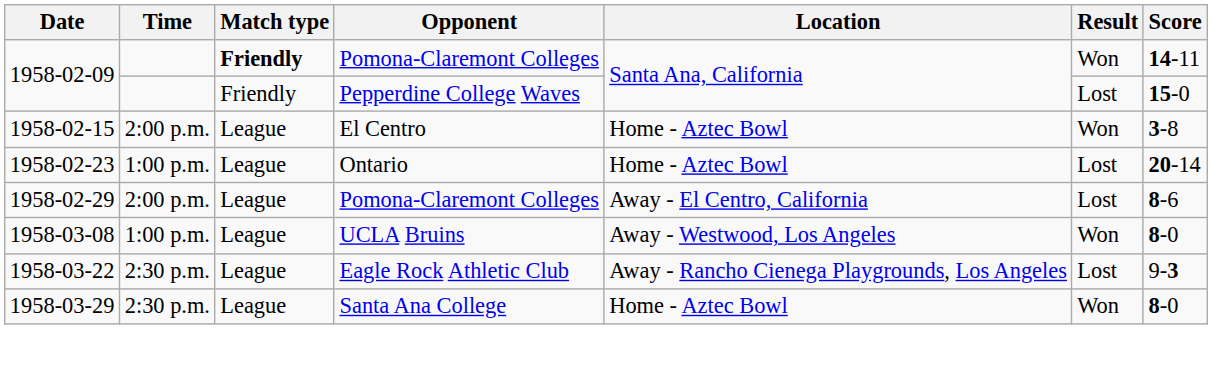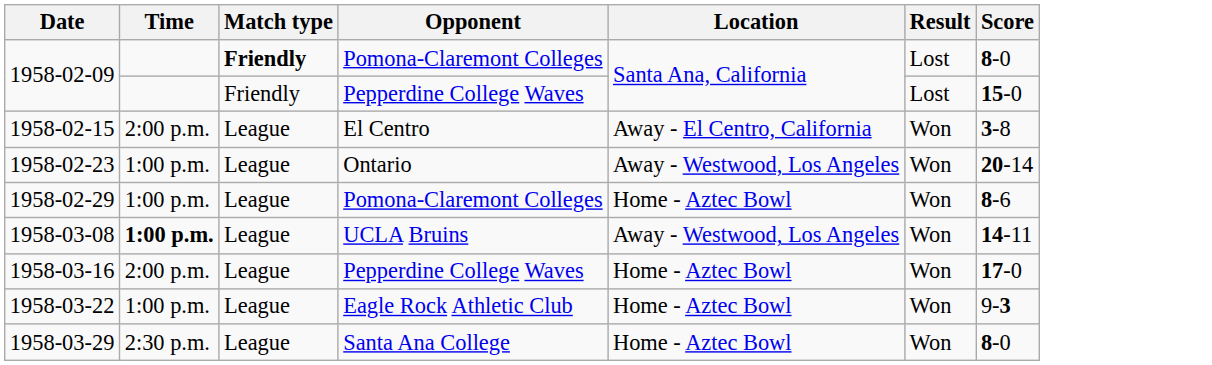(1098, 57) Won -> (929, 57) Lost
(1174, 57) 14-11 -> (996, 57) 8-0
(699, 128) Home - Aztec Bowl -> (742, 128) Away - El Centro, California
(699, 164) Home - Aztec Bowl -> (756, 164) Away - Westwood, Los Angeles
(1097, 164) Lost -> (930, 164) Won
(167, 199) 2:00 p.m. -> (167, 199) 1:00 p.m.
(739, 199) Away - El Centro, California -> (702, 199) Home - Aztec Bowl
(1097, 199) Lost -> (930, 199) Won
(167, 235) normal -> (169, 235) bold
(1163, 235) 8-0 -> (1007, 235) 14-11
+ row: (62, 270)
(167, 270) 2:30 p.m. -> (167, 306) 1:00 p.m.
(838, 270) Away - Rancho Cienega Playgrounds, Los Angeles -> (702, 306) Home - Aztec Bowl
(1097, 270) Lost -> (930, 306) Won
